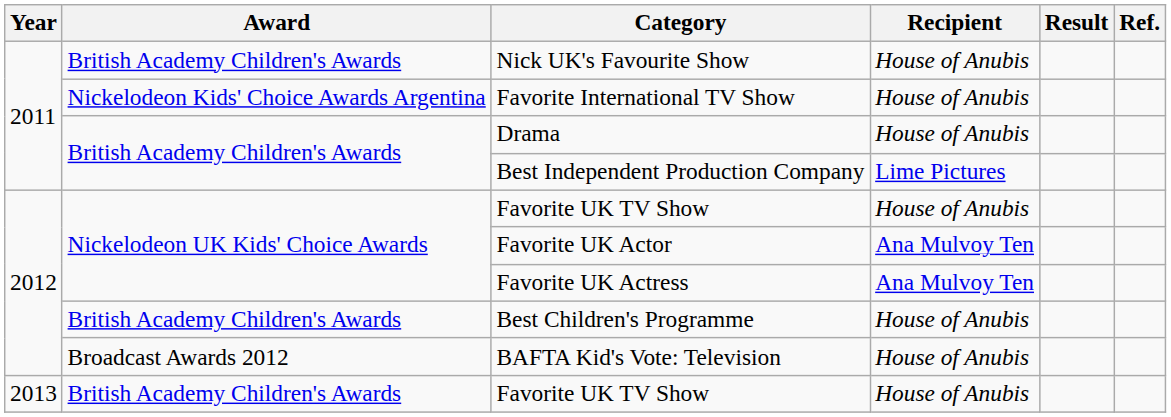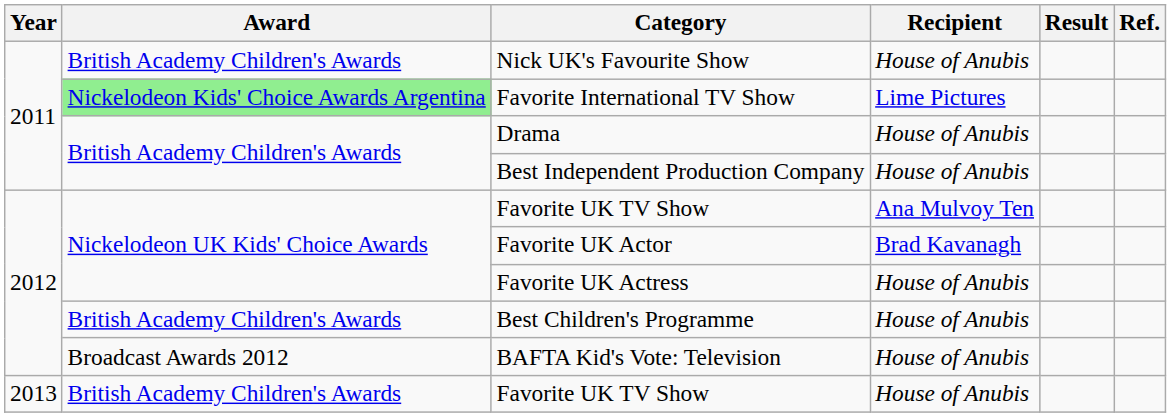(277, 97) no background -> (277, 97) lightgreen background
(952, 97) House of Anubis -> (940, 97) Lime Pictures
(940, 171) Lime Pictures -> (952, 171) House of Anubis
(952, 208) House of Anubis -> (955, 208) Ana Mulvoy Ten
(955, 245) Ana Mulvoy Ten -> (948, 245) Brad Kavanagh
(955, 282) Ana Mulvoy Ten -> (952, 282) House of Anubis
